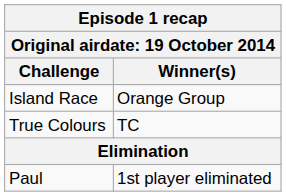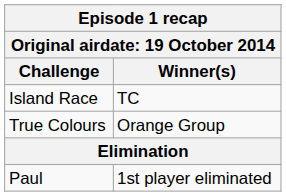(171, 98) Orange Group -> (128, 98) TC
(128, 125) TC -> (171, 125) Orange Group
